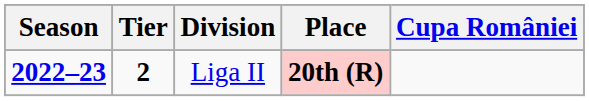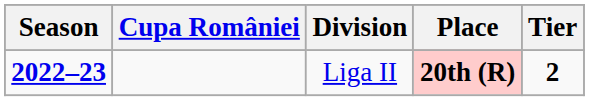columns swapped: (143, 27) <-> (487, 27)
